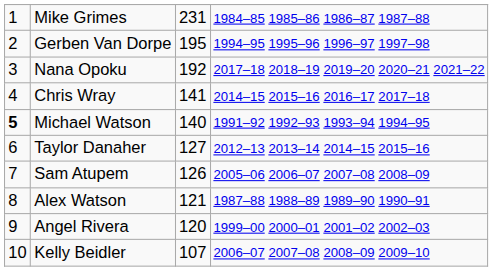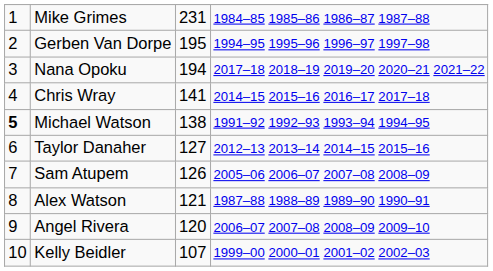(193, 69) 192 -> (193, 69) 194
(193, 122) 140 -> (193, 122) 138
(322, 227) 1999–00 2000–01 2001–02 2002–03 -> (322, 227) 2006–07 2007–08 2008–09 2009–10
(322, 253) 2006–07 2007–08 2008–09 2009–10 -> (322, 253) 1999–00 2000–01 2001–02 2002–03
